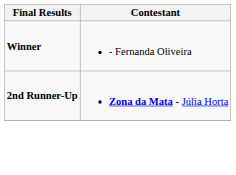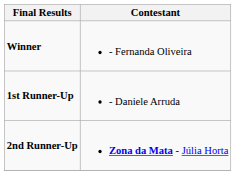+ row: (40, 95)
